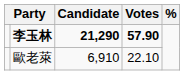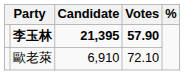(100, 36) 21,290 -> (100, 36) 21,395
(143, 58) 22.10 -> (143, 58) 72.10
